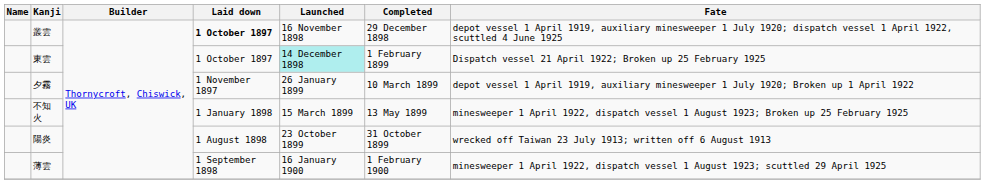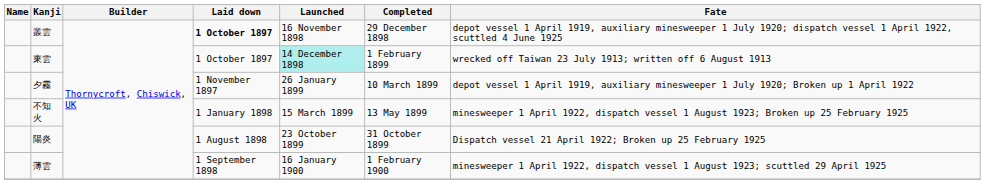(609, 59) Dispatch vessel 21 April 1922; Broken up 25 February 1925 -> (612, 59) wrecked off Taiwan 23 July 1913; written off 6 August 1913
(612, 139) wrecked off Taiwan 23 July 1913; written off 6 August 1913 -> (609, 139) Dispatch vessel 21 April 1922; Broken up 25 February 1925
